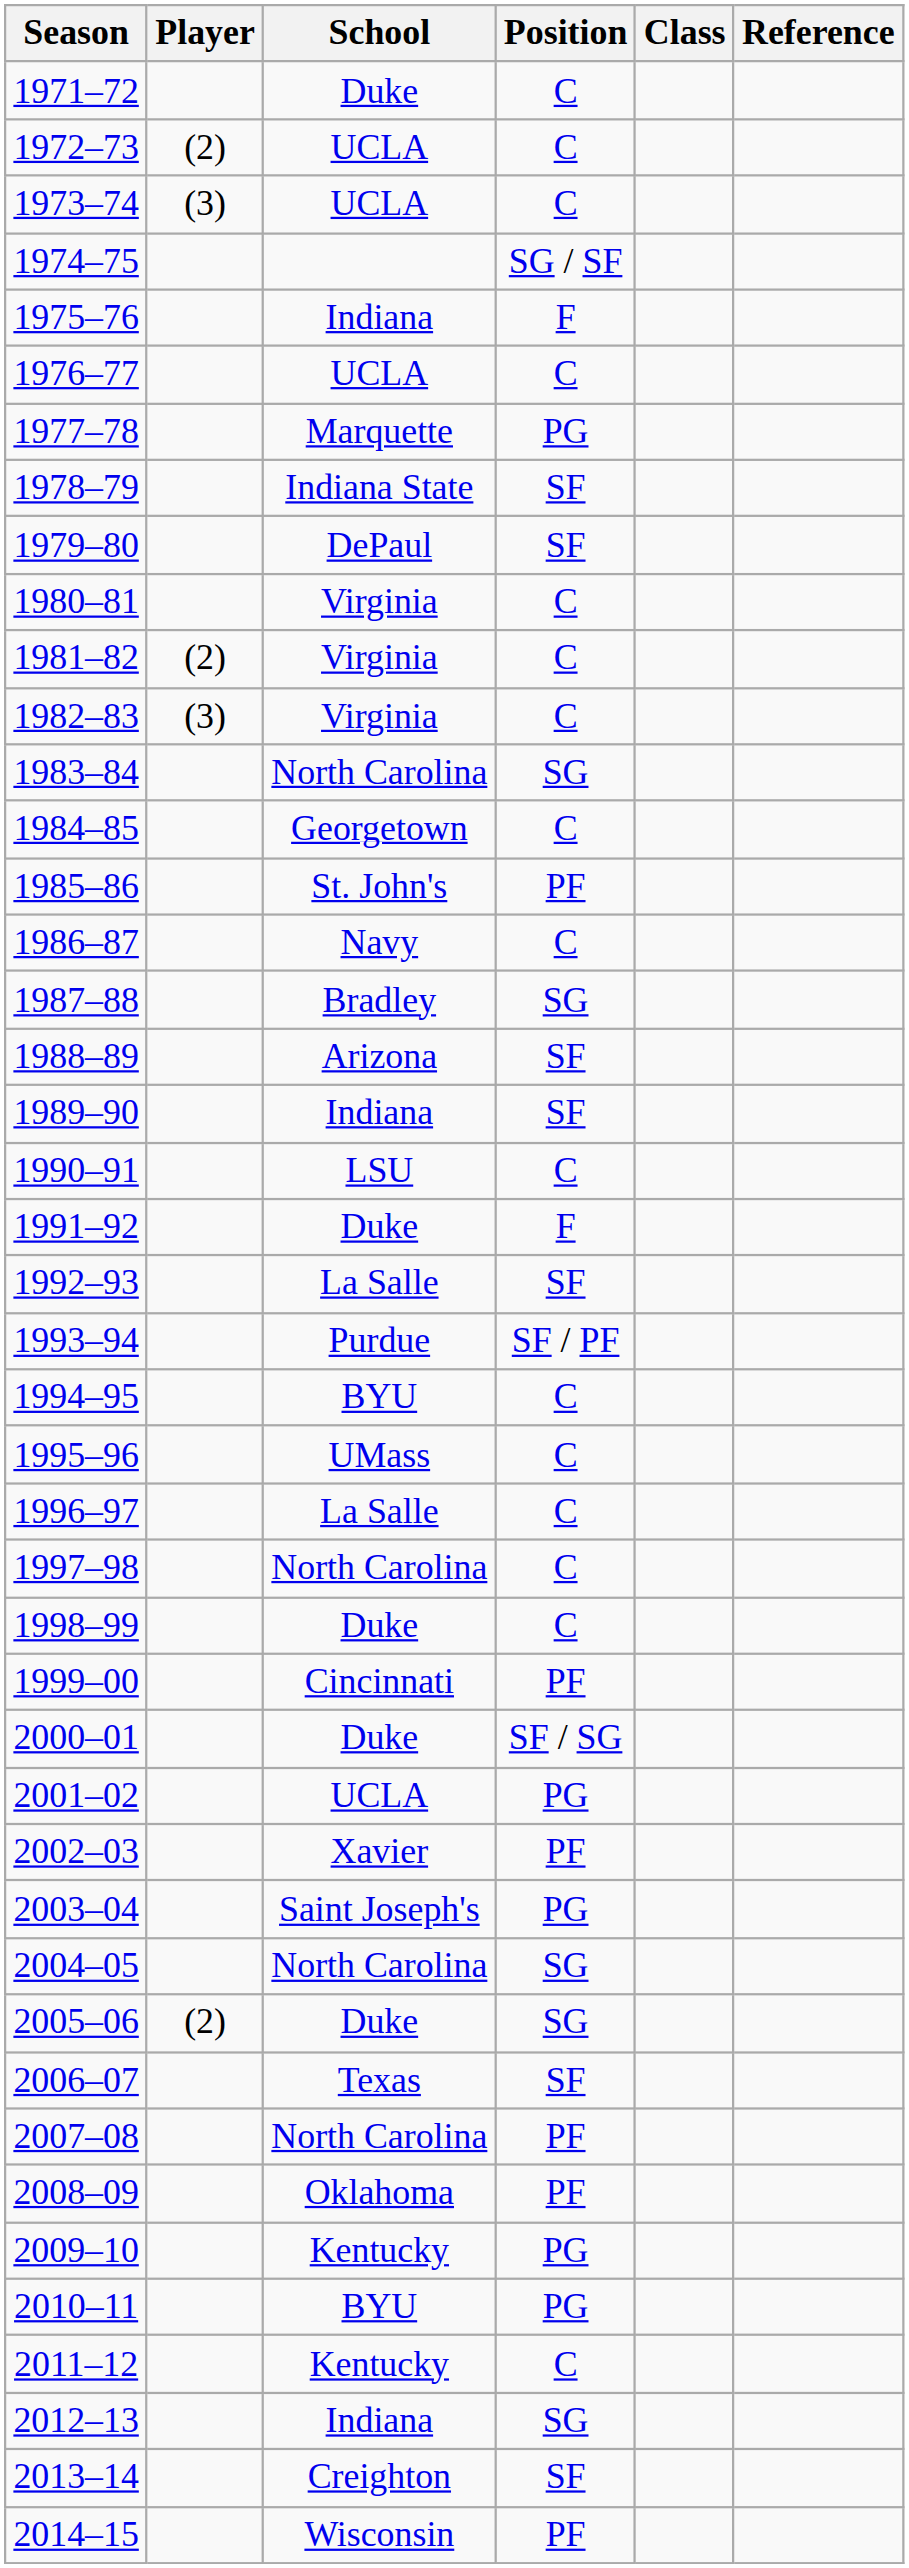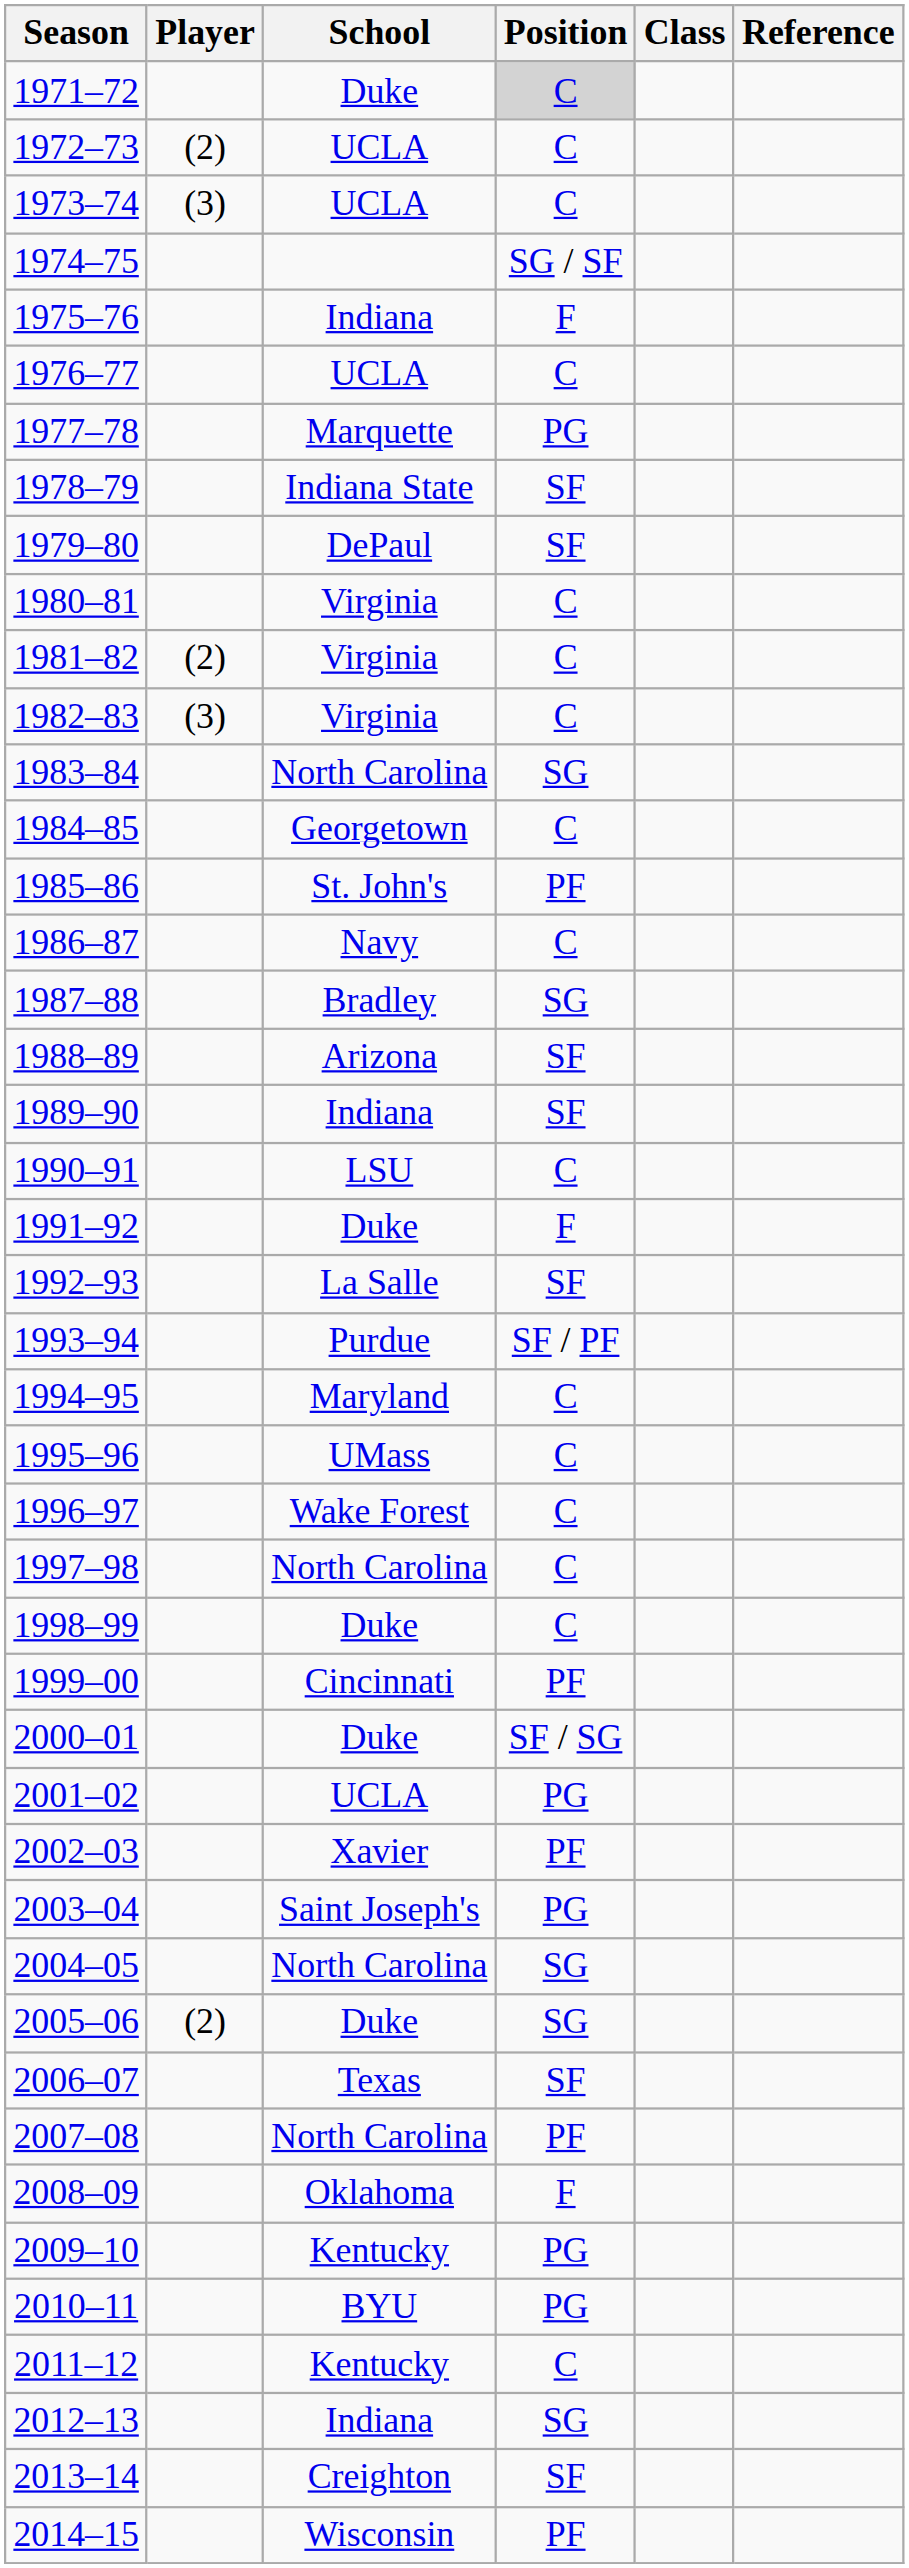(566, 89) no background -> (566, 89) lightgrey background
(379, 1397) BYU -> (379, 1397) Maryland
(379, 1510) La Salle -> (379, 1510) Wake Forest
(566, 2192) PF -> (566, 2192) F
